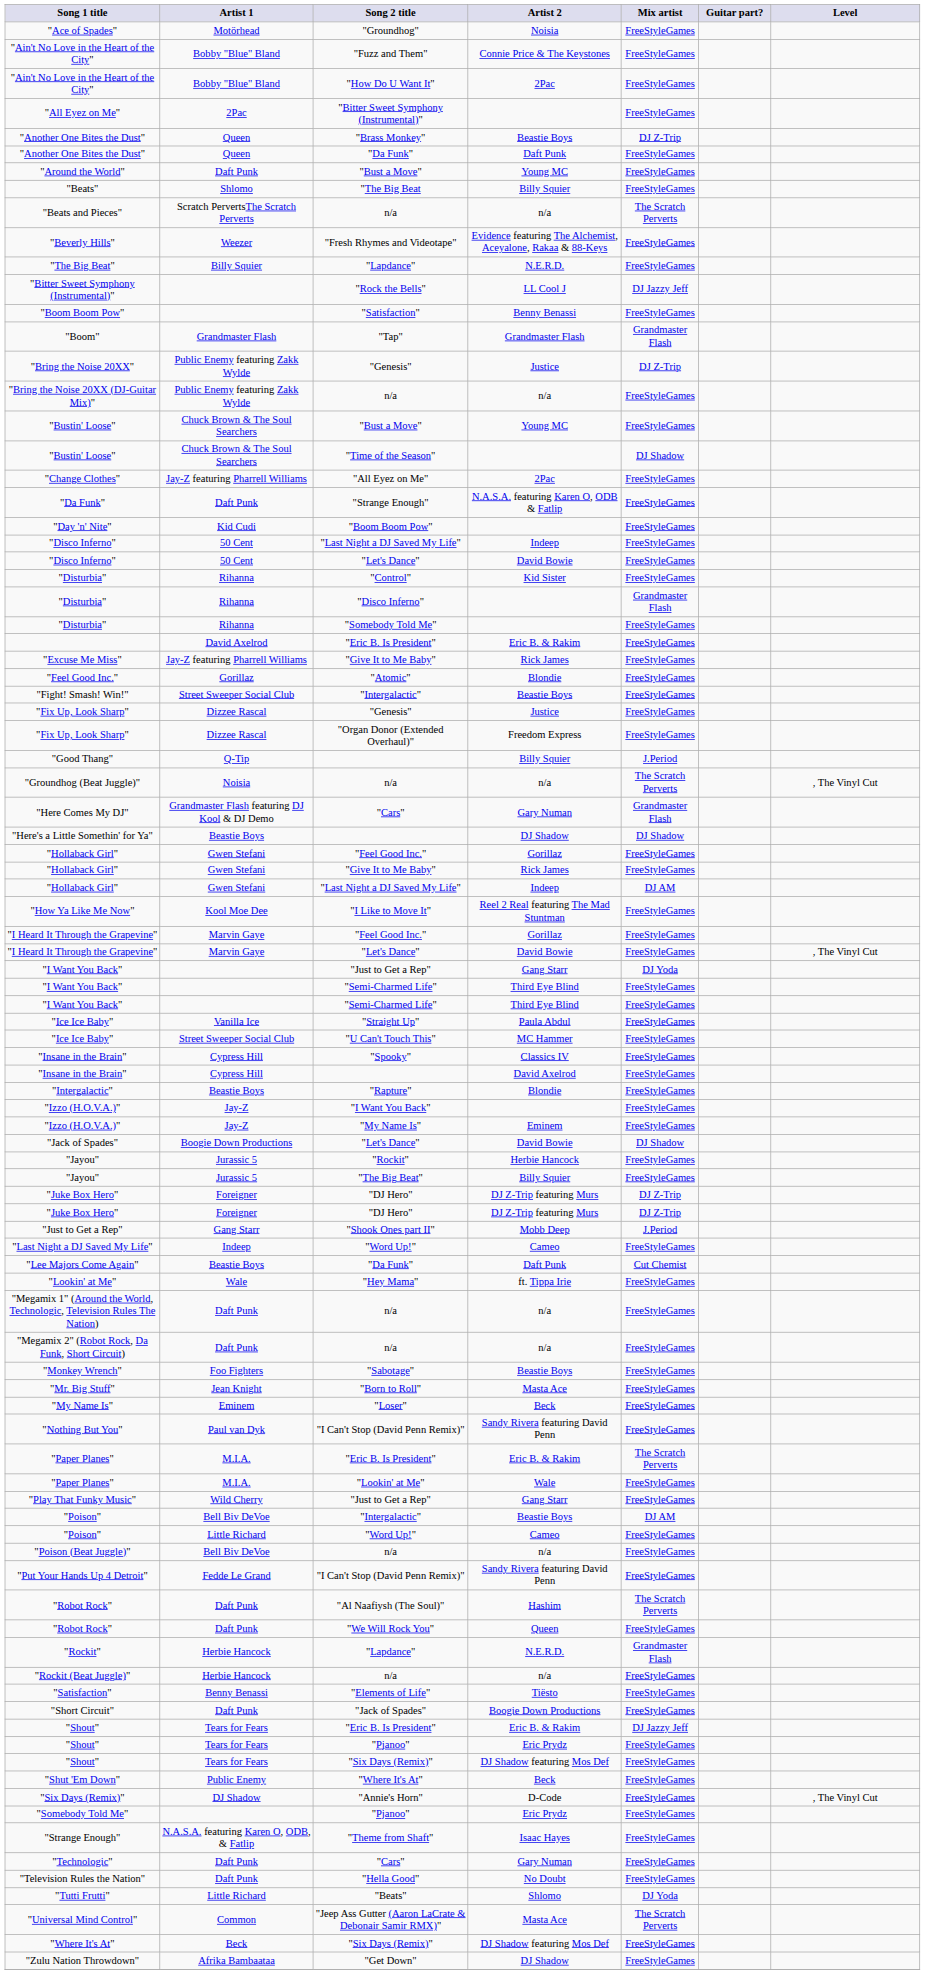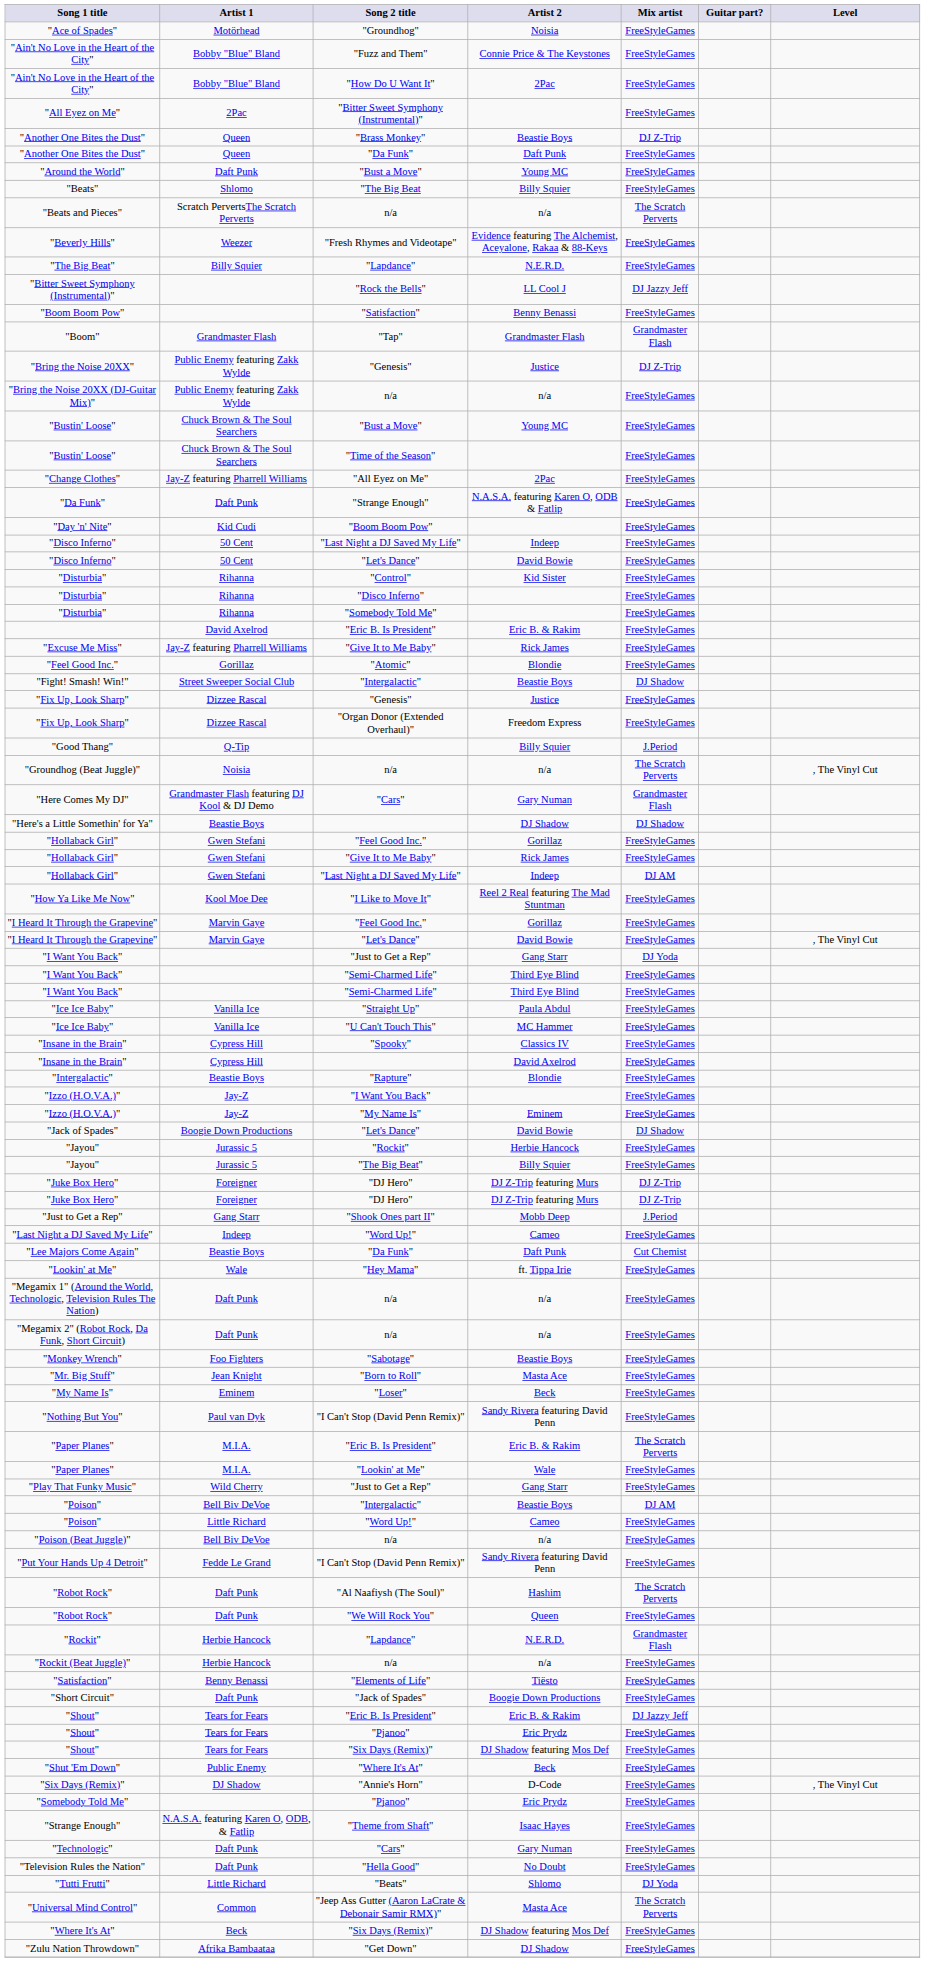(660, 455) DJ Shadow -> (660, 455) FreeStyleGames
(660, 601) Grandmaster Flash -> (660, 595) FreeStyleGames
(660, 694) FreeStyleGames -> (660, 682) DJ Shadow
(237, 1039) Street Sweeper Social Club -> (237, 1026) Vanilla Ice
